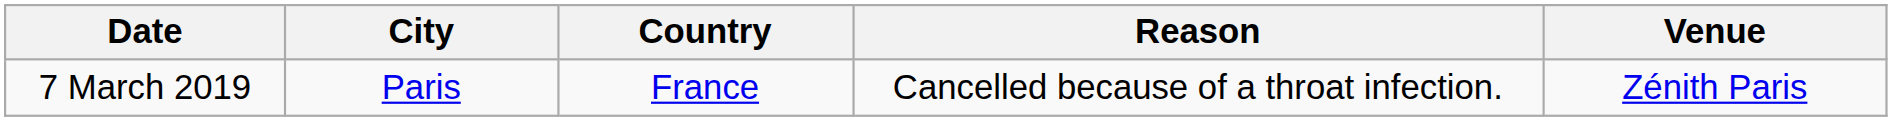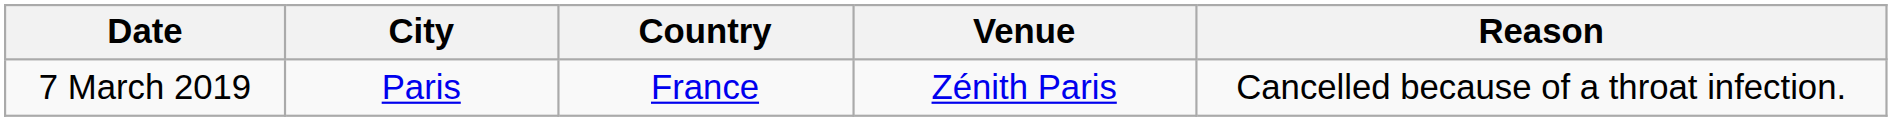columns swapped: (1715, 32) <-> (1198, 32)
